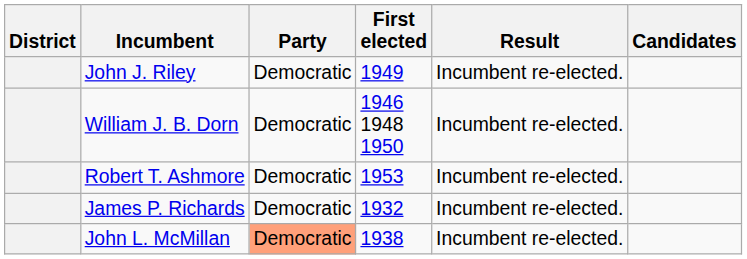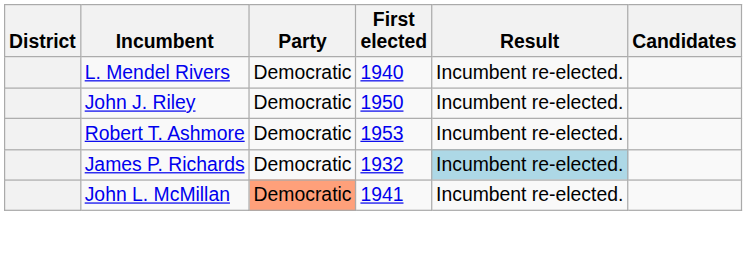+ row: (157, 72)
(382, 72) 1949 -> (382, 103) 1950
- row: (162, 124)
(530, 208) no background -> (530, 164) lightblue background
(382, 238) 1938 -> (382, 195) 1941
